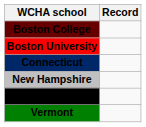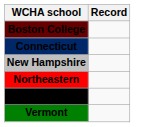- row: (52, 46)
+ row: (46, 79)
